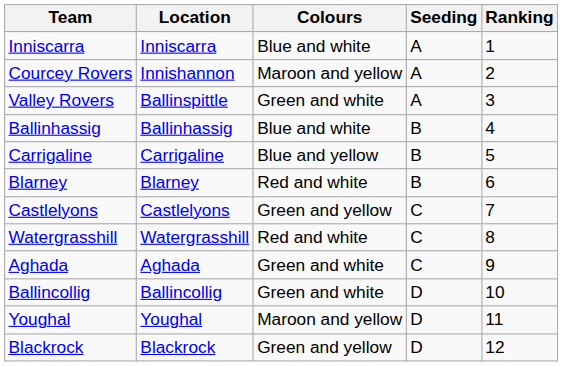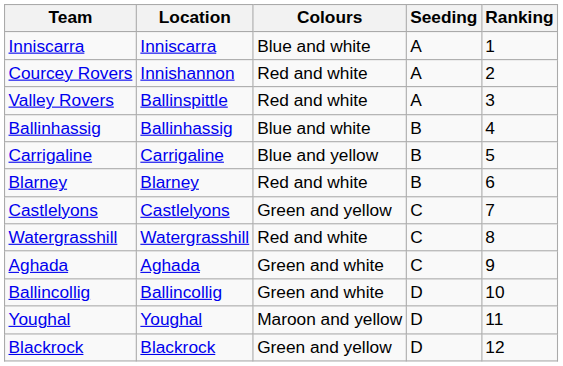(330, 73) Maroon and yellow -> (312, 73) Red and white
(321, 100) Green and white -> (312, 100) Red and white
